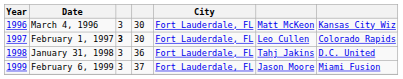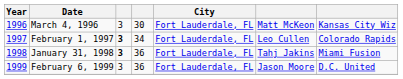(139, 39) 30 -> (139, 39) 34
(120, 53) normal -> (120, 53) bold
(347, 53) D.C. United -> (349, 53) Miami Fusion
(139, 67) 37 -> (139, 67) 36
(349, 67) Miami Fusion -> (347, 67) D.C. United
